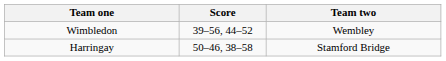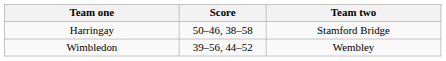rows swapped: (92, 47) <-> (92, 30)
